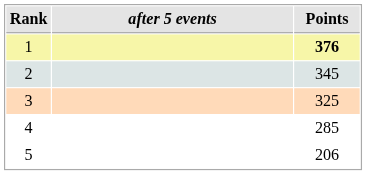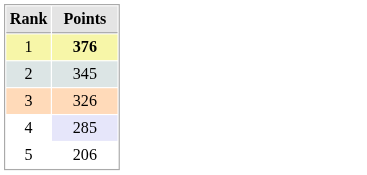- column: (173, 19)
(327, 101) 325 -> (85, 101) 326
(327, 127) no background -> (85, 127) lavender background
